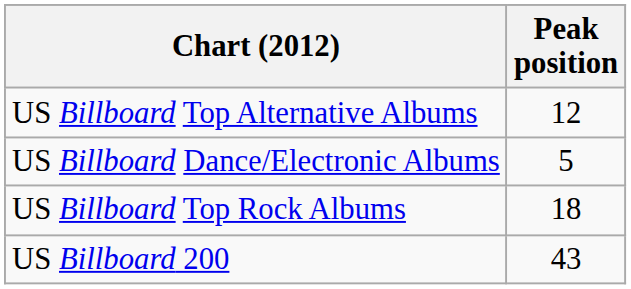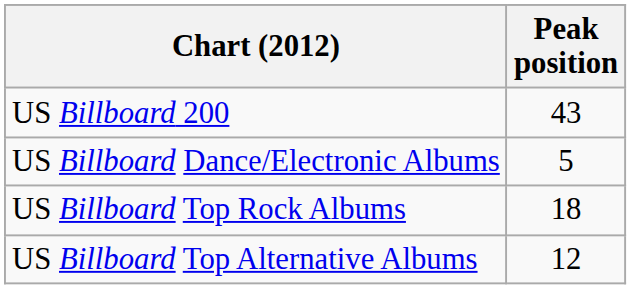rows swapped: (121, 258) <-> (245, 112)
